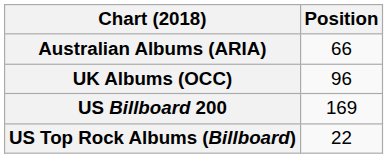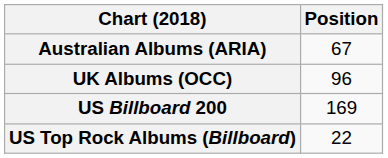(341, 49) 66 -> (341, 49) 67
